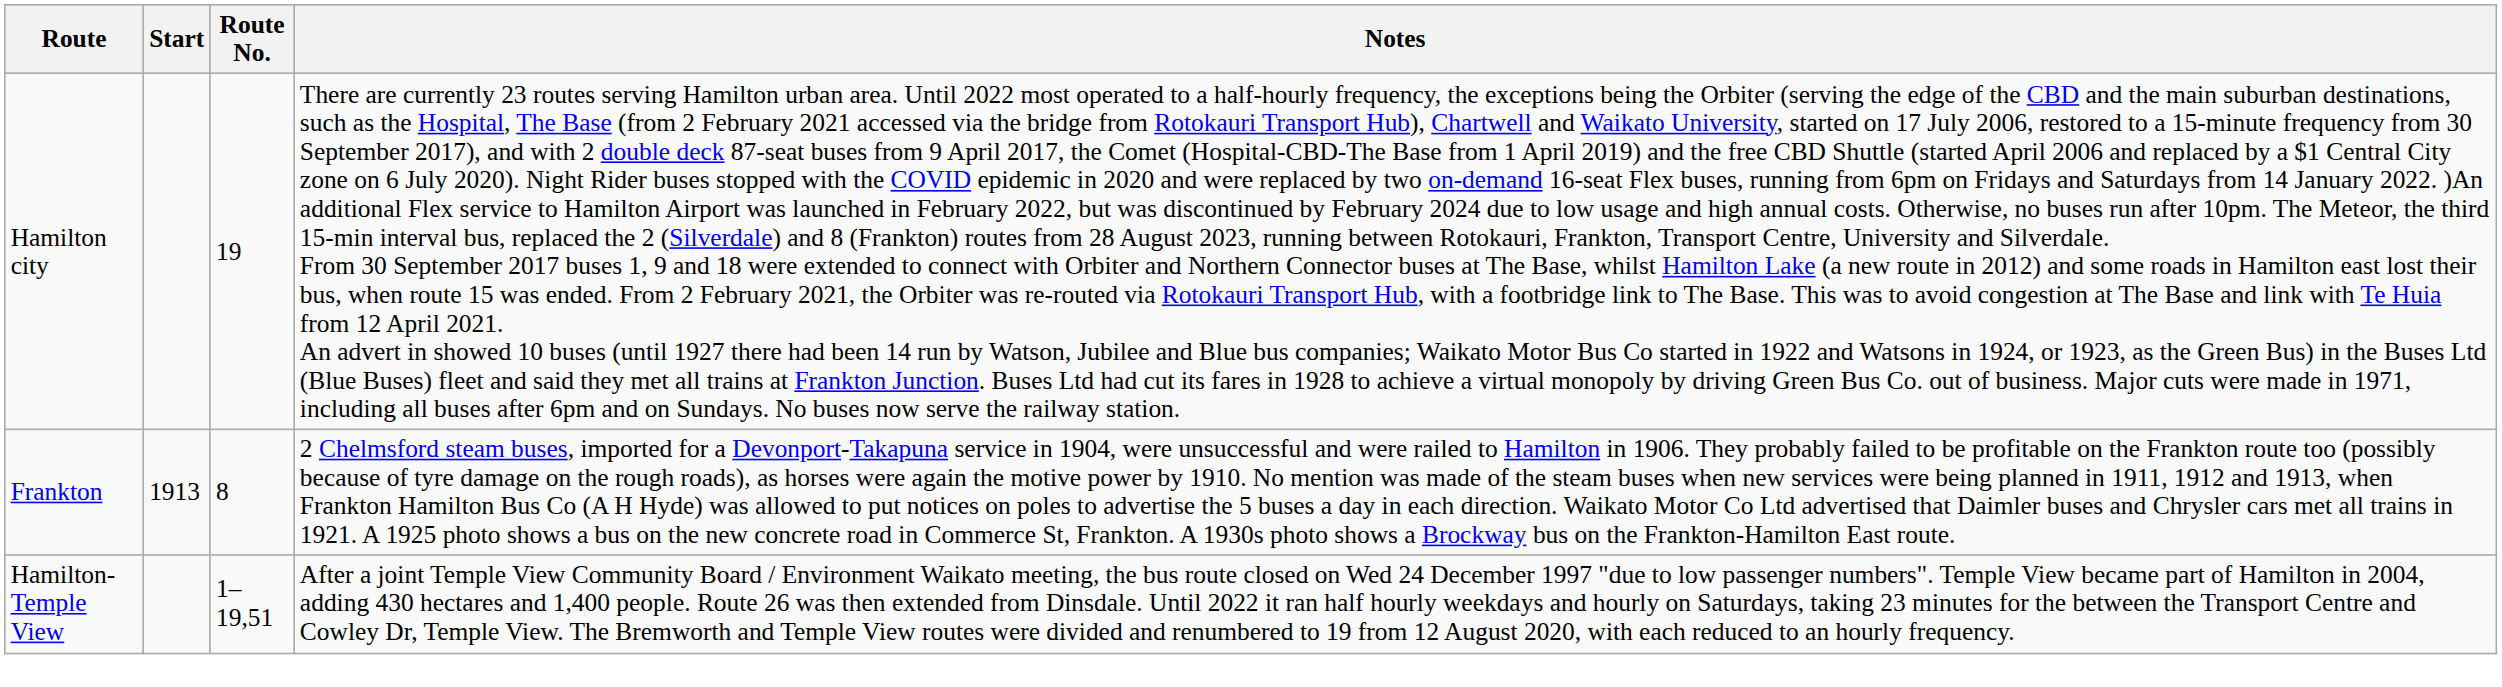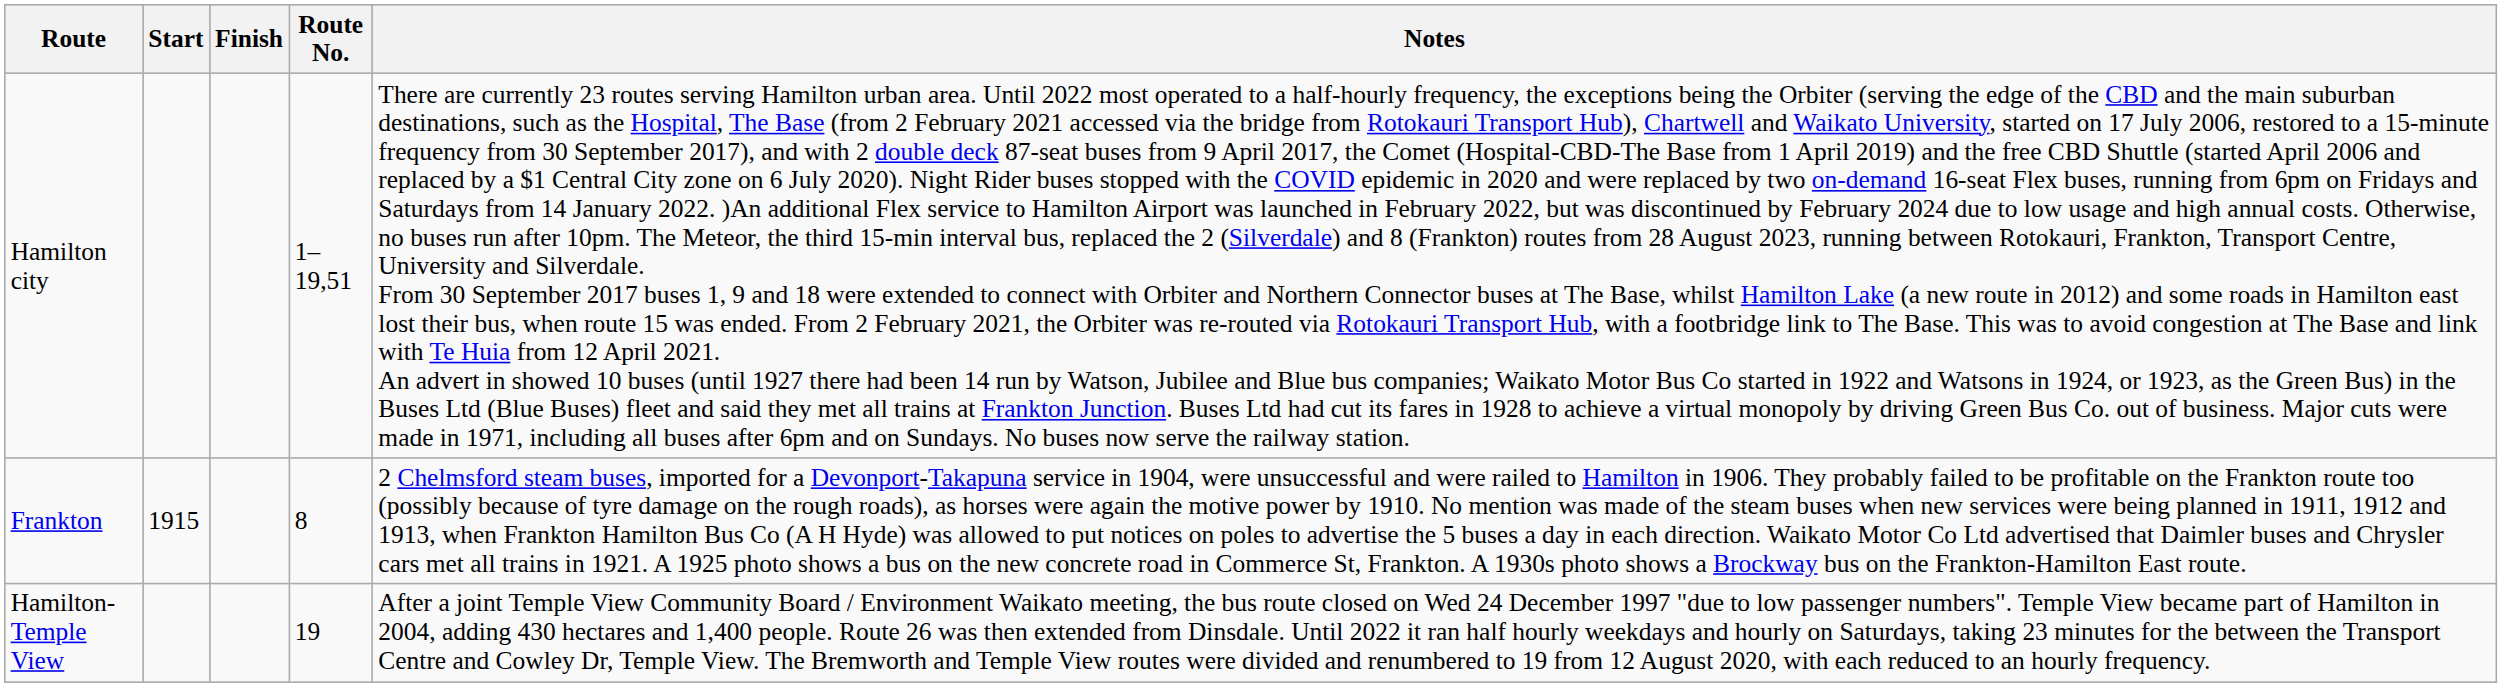+ column: (249, 38)
(229, 251) 19 -> (323, 265) 1–19,51
(175, 491) 1913 -> (174, 520) 1915
(245, 603) 1–19,51 -> (307, 632) 19
